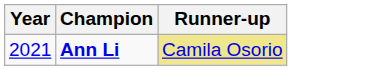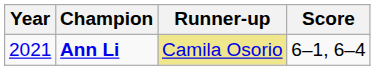+ column: (328, 19)
